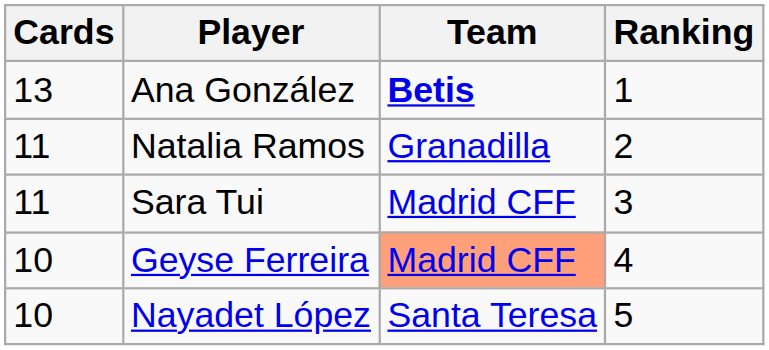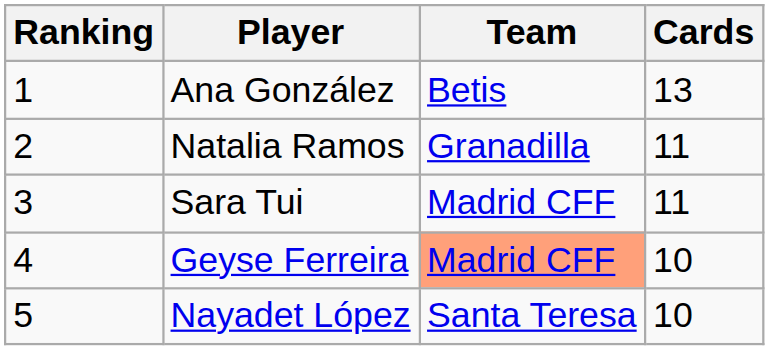columns swapped: (684, 32) <-> (64, 32)
(431, 89) bold -> (467, 89) normal
